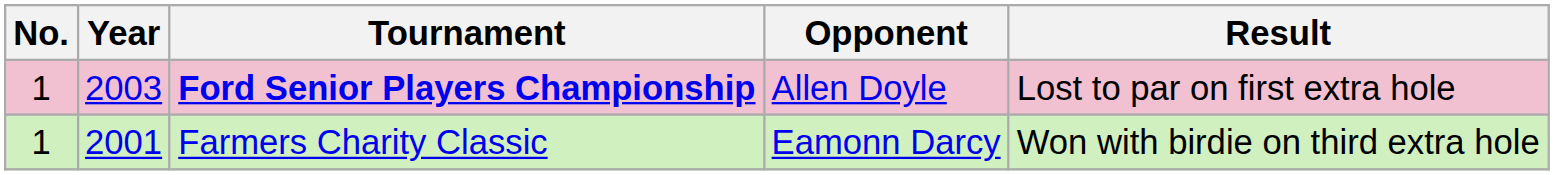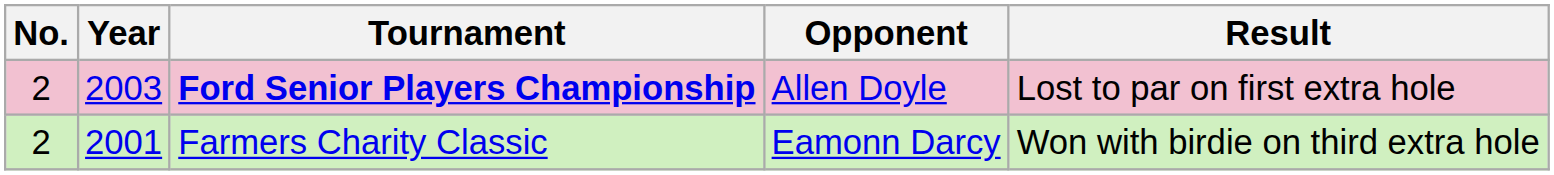(41, 88) 1 -> (41, 88) 2
(41, 142) 1 -> (41, 142) 2
